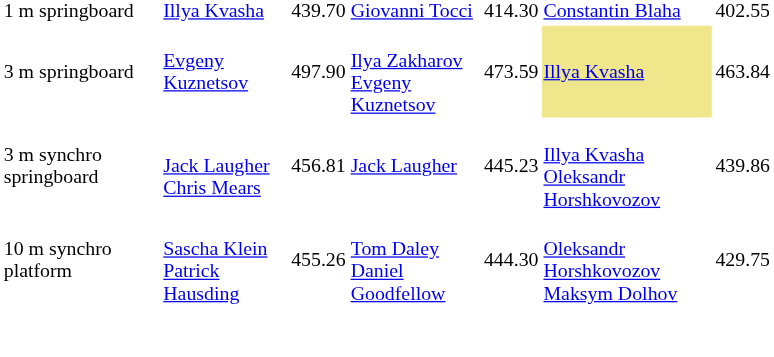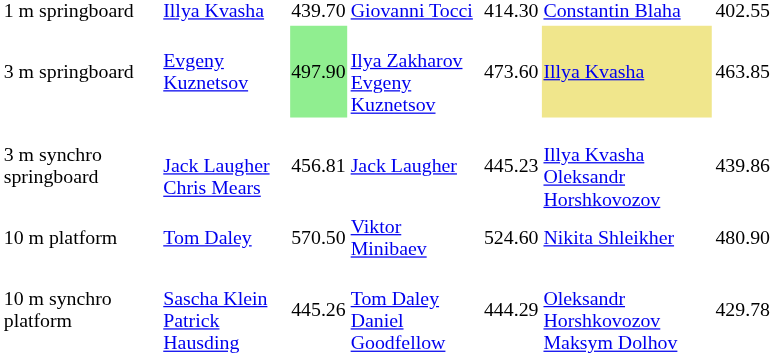(318, 71) no background -> (318, 71) lightgreen background
(511, 71) 473.59 -> (511, 71) 473.60
(743, 71) 463.84 -> (743, 71) 463.85
+ row: (60, 237)
(318, 260) 455.26 -> (318, 309) 445.26
(511, 260) 444.30 -> (511, 309) 444.29
(743, 260) 429.75 -> (743, 309) 429.78
